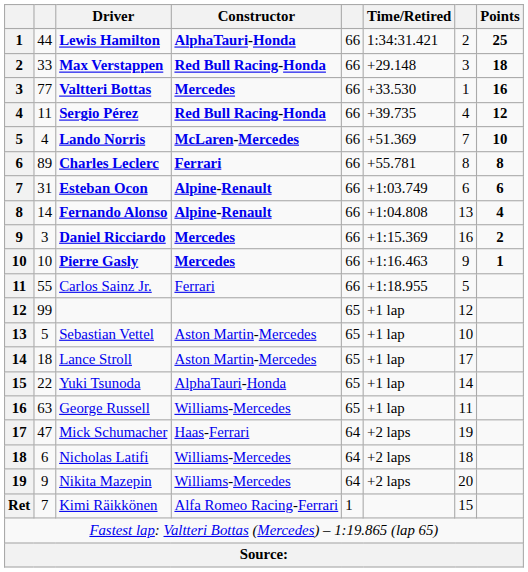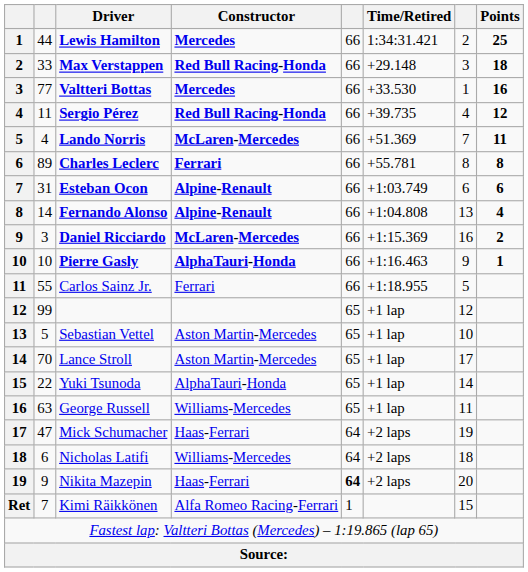(235, 40) AlphaTauri-Honda -> (205, 40) Mercedes
(500, 138) 10 -> (500, 138) 11
(205, 236) Mercedes -> (237, 236) McLaren-Mercedes
(205, 260) Mercedes -> (235, 260) AlphaTauri-Honda
(45, 358) 18 -> (45, 358) 70
(233, 481) Williams-Mercedes -> (212, 481) Haas-Ferrari
(353, 481) normal -> (353, 481) bold
